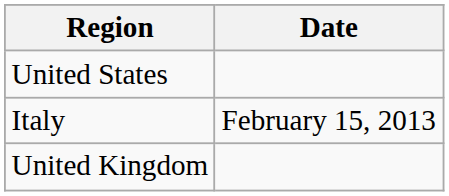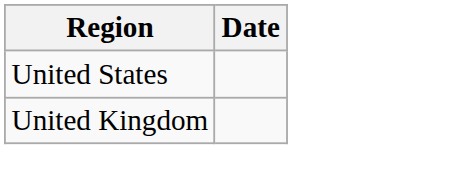- row: (38, 119)
